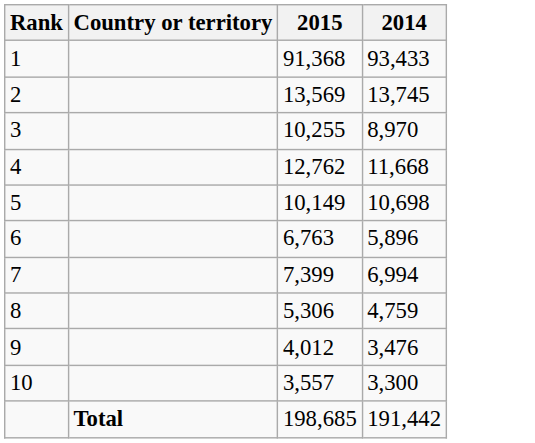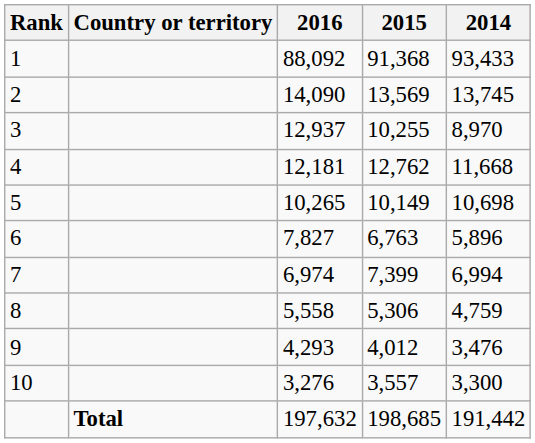+ column: (320, 22)
